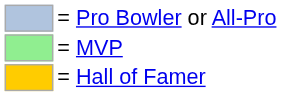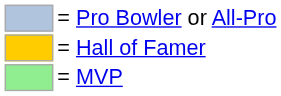rows swapped: (90, 47) <-> (131, 77)
